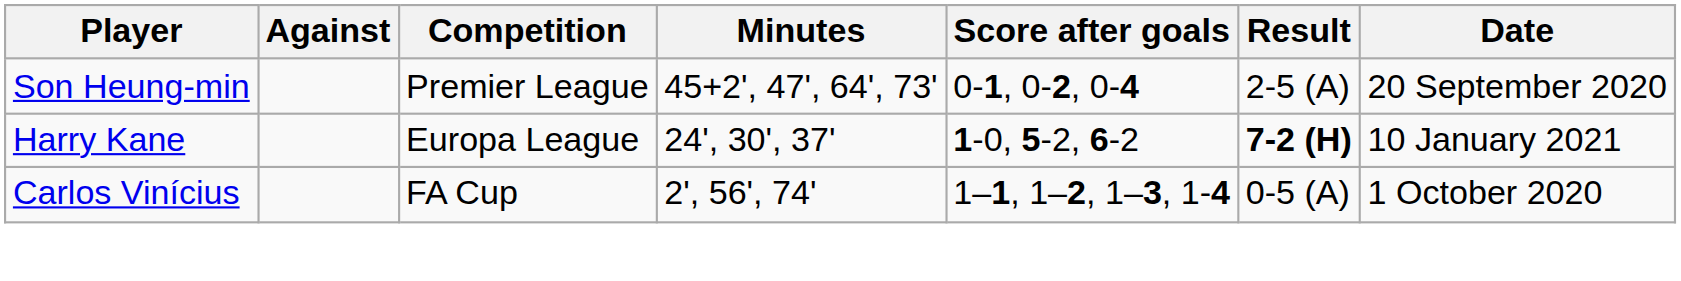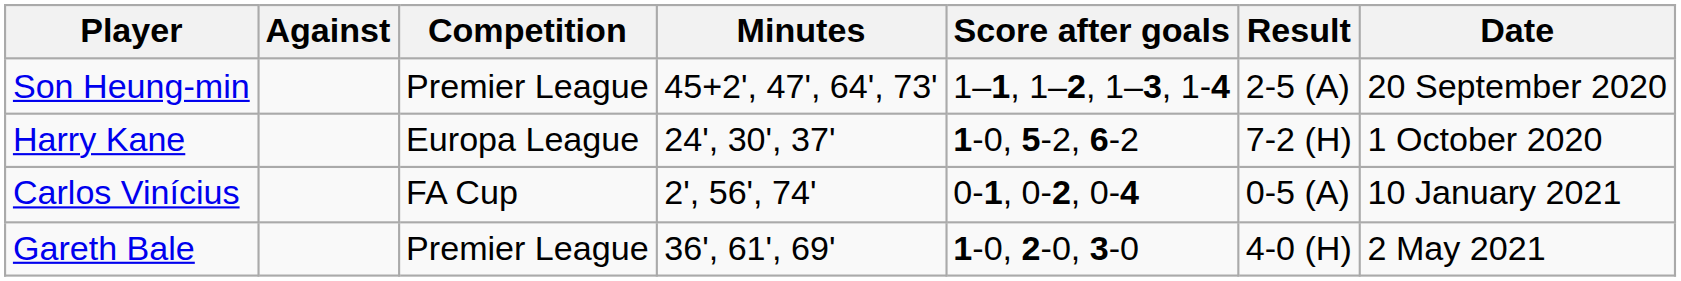(1046, 85) 0-1, 0-2, 0-4 -> (1092, 85) 1–1, 1–2, 1–3, 1-4
(1299, 139) bold -> (1299, 139) normal
(1494, 139) 10 January 2021 -> (1485, 139) 1 October 2020
(1092, 193) 1–1, 1–2, 1–3, 1-4 -> (1046, 193) 0-1, 0-2, 0-4
(1485, 193) 1 October 2020 -> (1494, 193) 10 January 2021
+ row: (104, 247)
